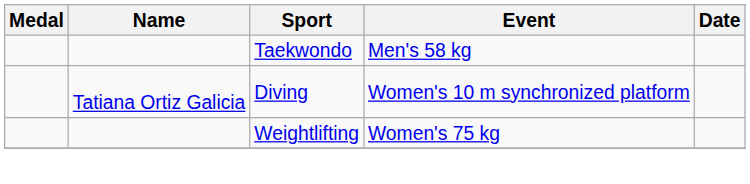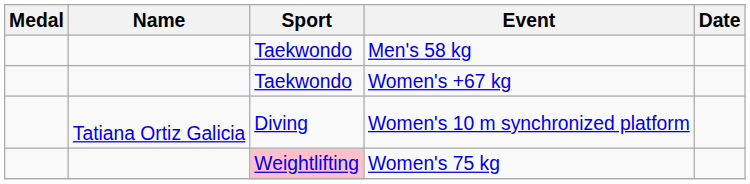+ row: (440, 81)
(307, 133) no background -> (307, 164) pink background
